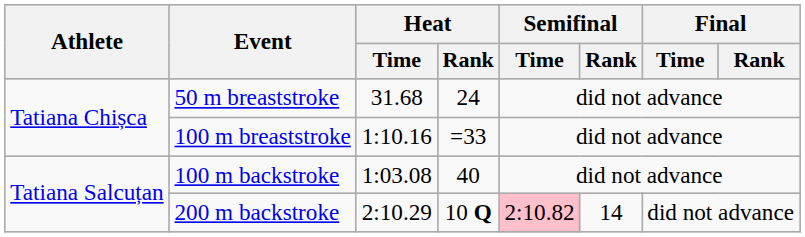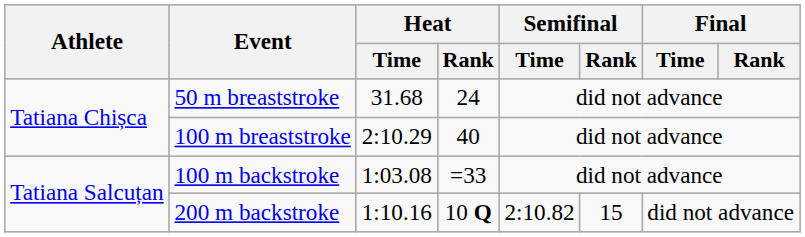(397, 136) 1:10.16 -> (397, 136) 2:10.29
(468, 136) =33 -> (468, 136) 40
(468, 174) 40 -> (468, 174) =33
(397, 213) 2:10.29 -> (397, 213) 1:10.16
(540, 213) pink background -> (540, 213) no background
(611, 213) 14 -> (611, 213) 15
